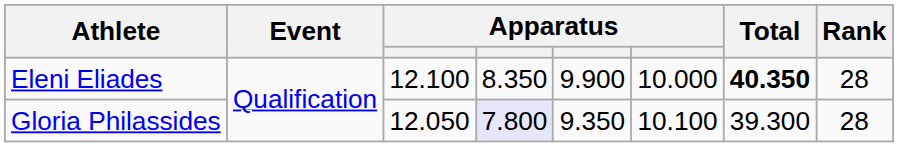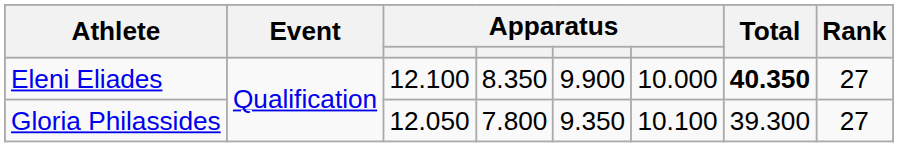(854, 79) 28 -> (854, 79) 27
(515, 121) lavender background -> (515, 121) no background
(854, 121) 28 -> (854, 121) 27
